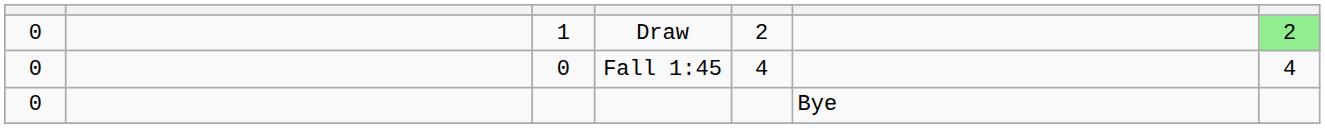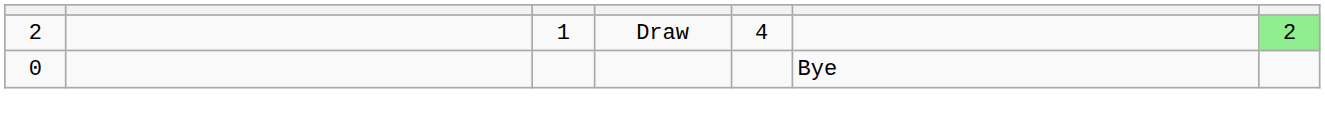(35, 33) 0 -> (35, 33) 2
(762, 33) 2 -> (762, 33) 4
- row: (663, 69)
